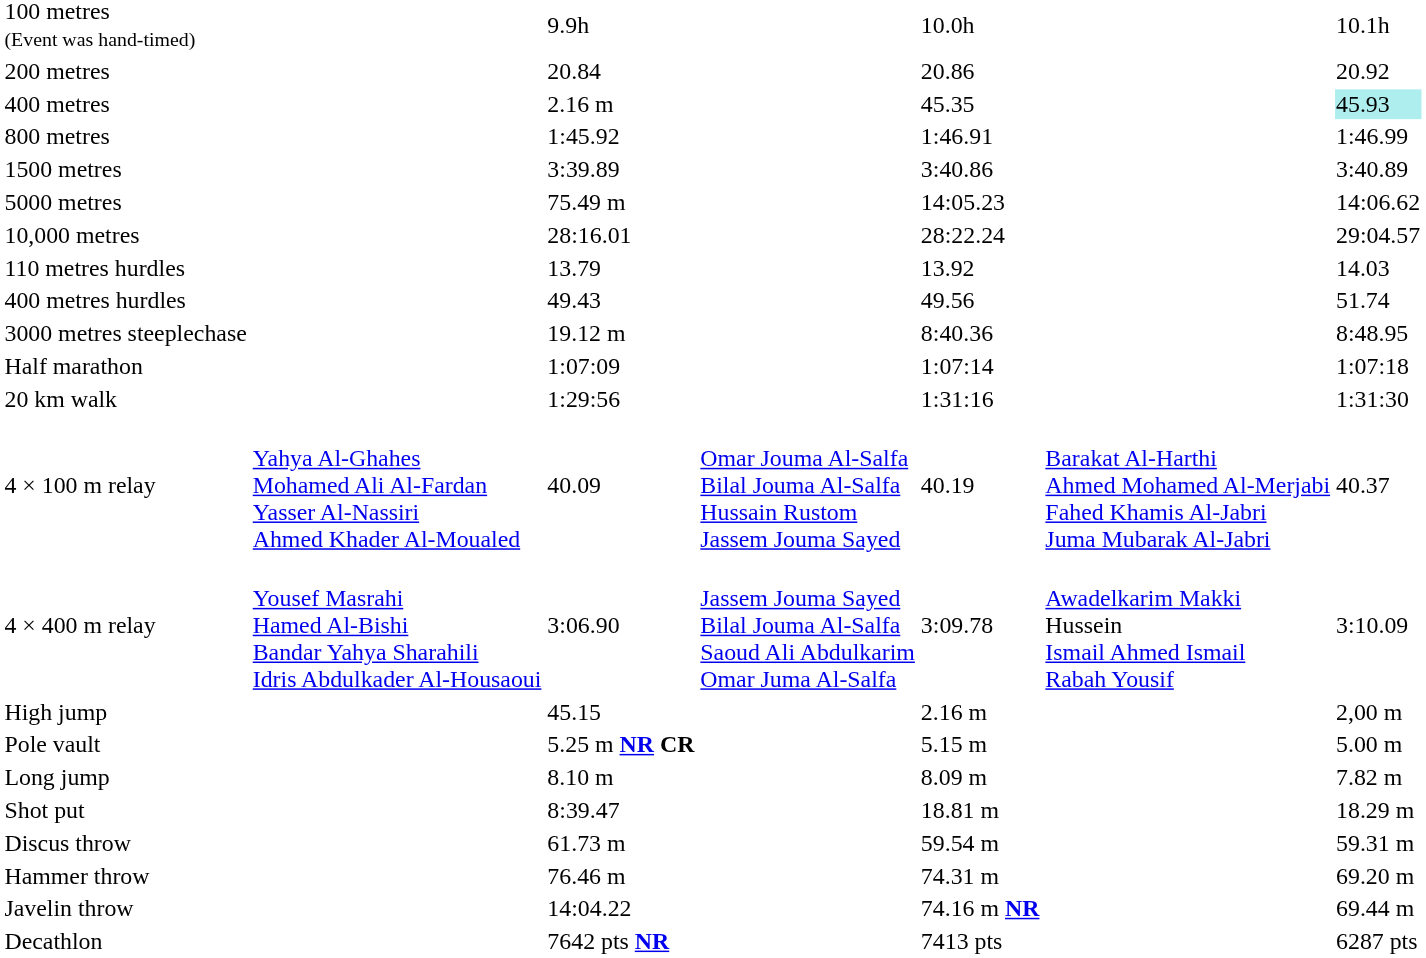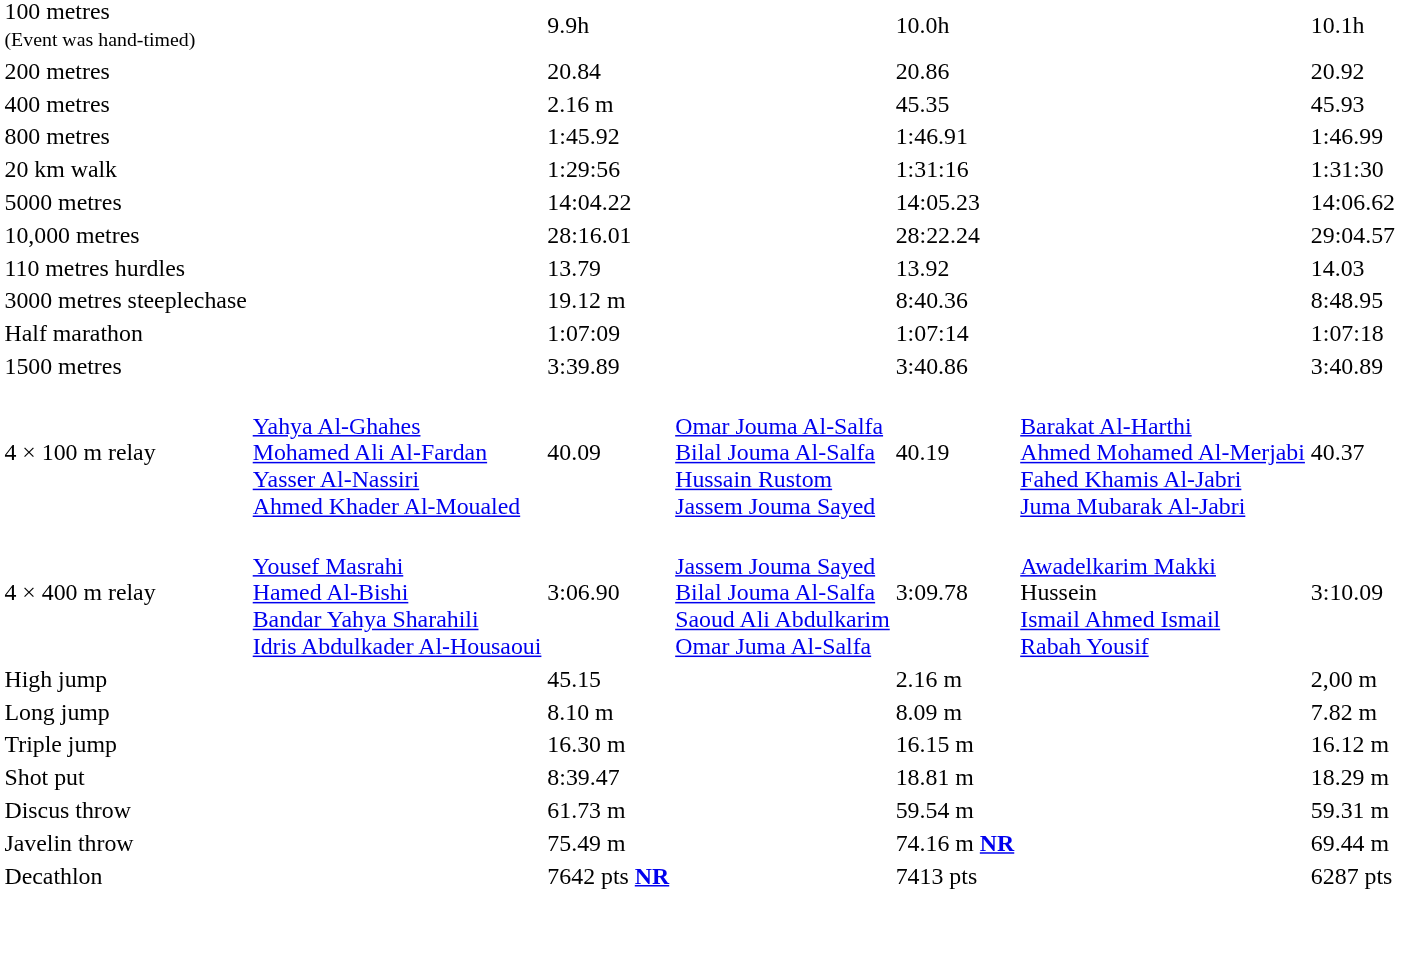(1363, 104) paleturquoise background -> (1338, 104) no background
rows swapped: (63, 169) <-> (61, 399)
(586, 202) 75.49 m -> (589, 202) 14:04.22
- row: (95, 300)
- row: (52, 744)
+ row: (61, 744)
- row: (77, 875)
(589, 908) 14:04.22 -> (586, 843) 75.49 m
